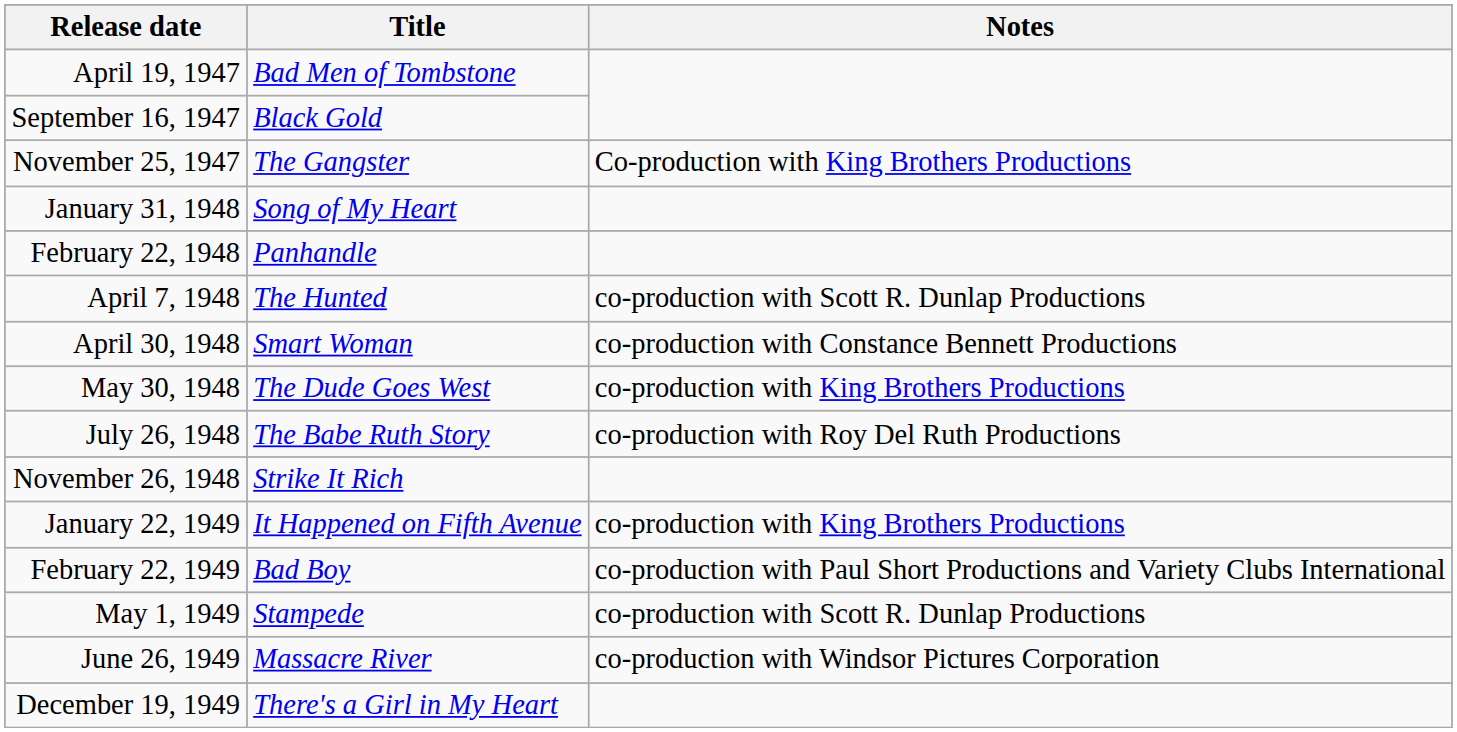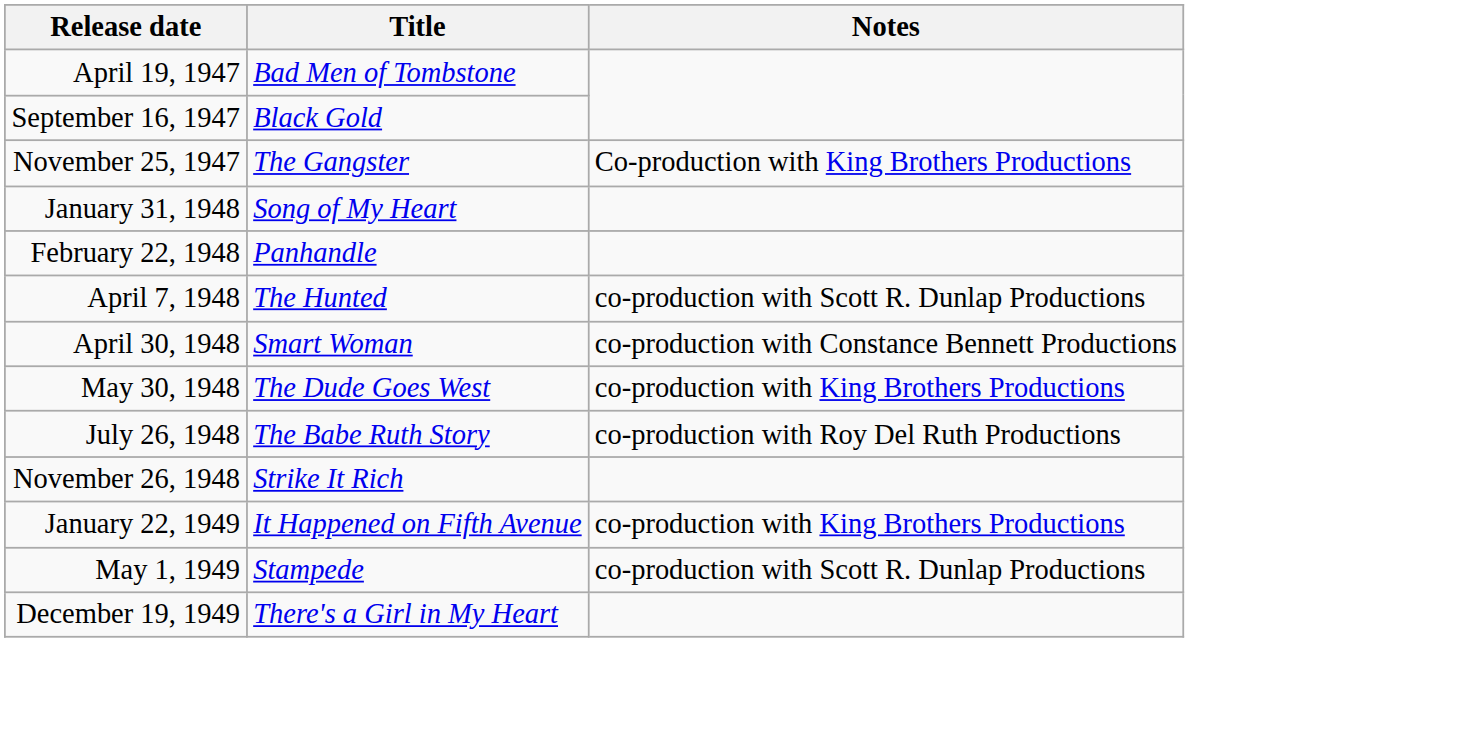- row: (135, 569)
- row: (161, 659)
